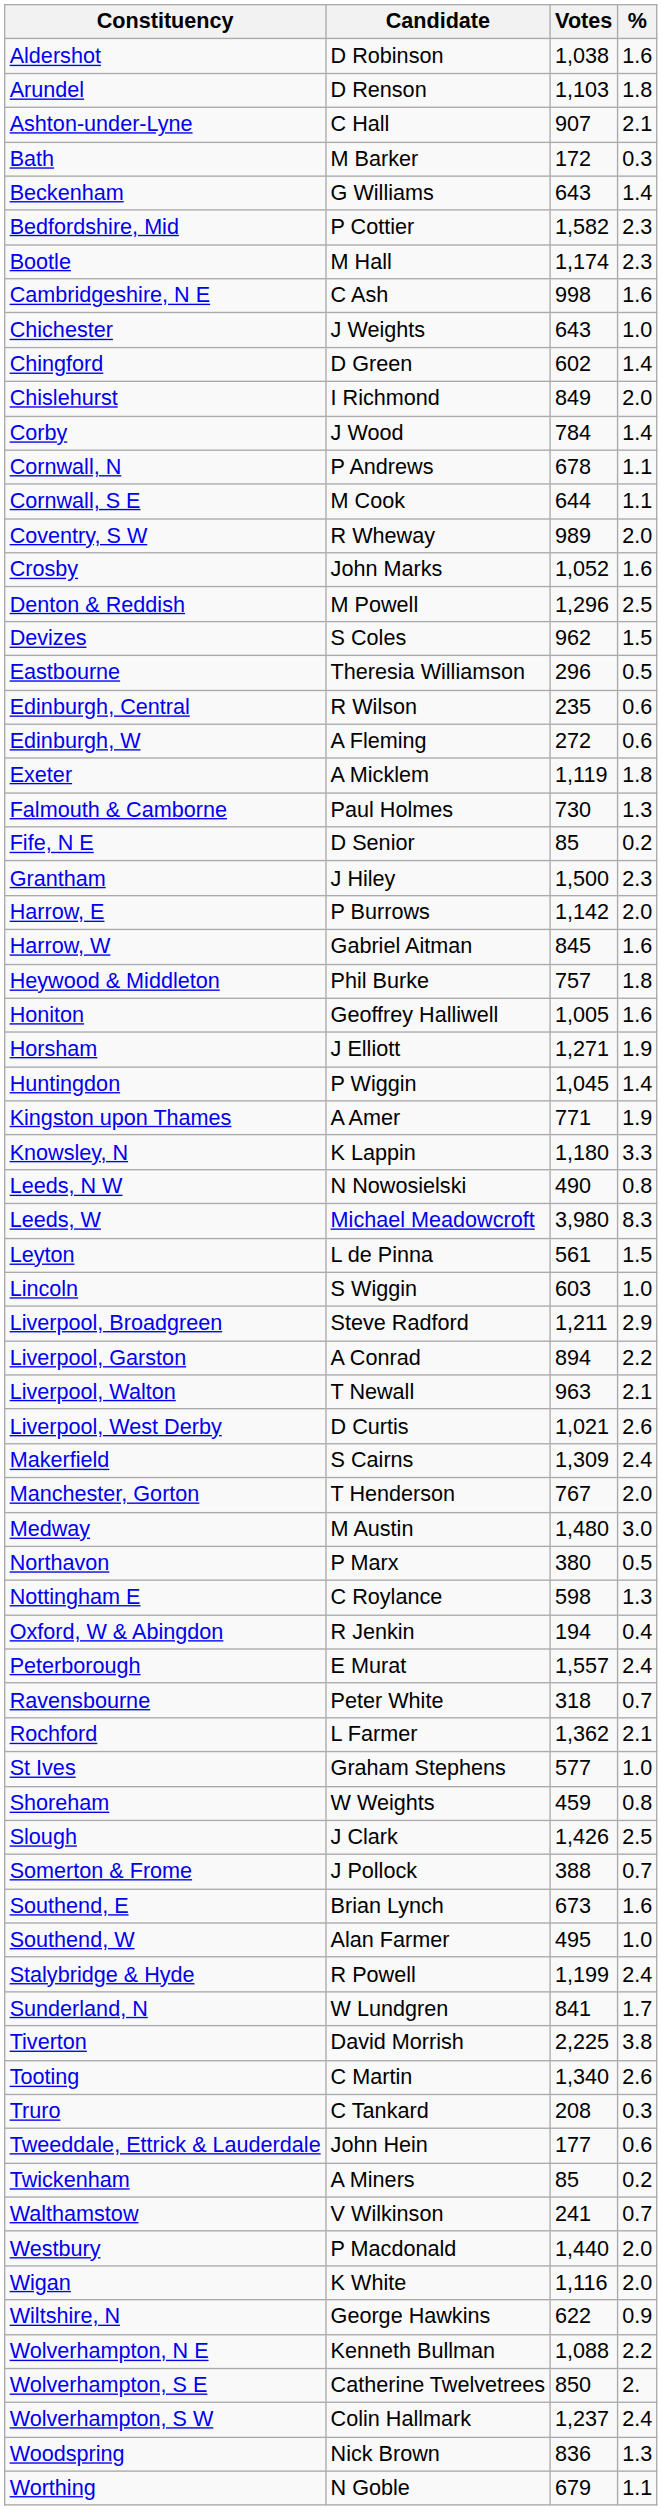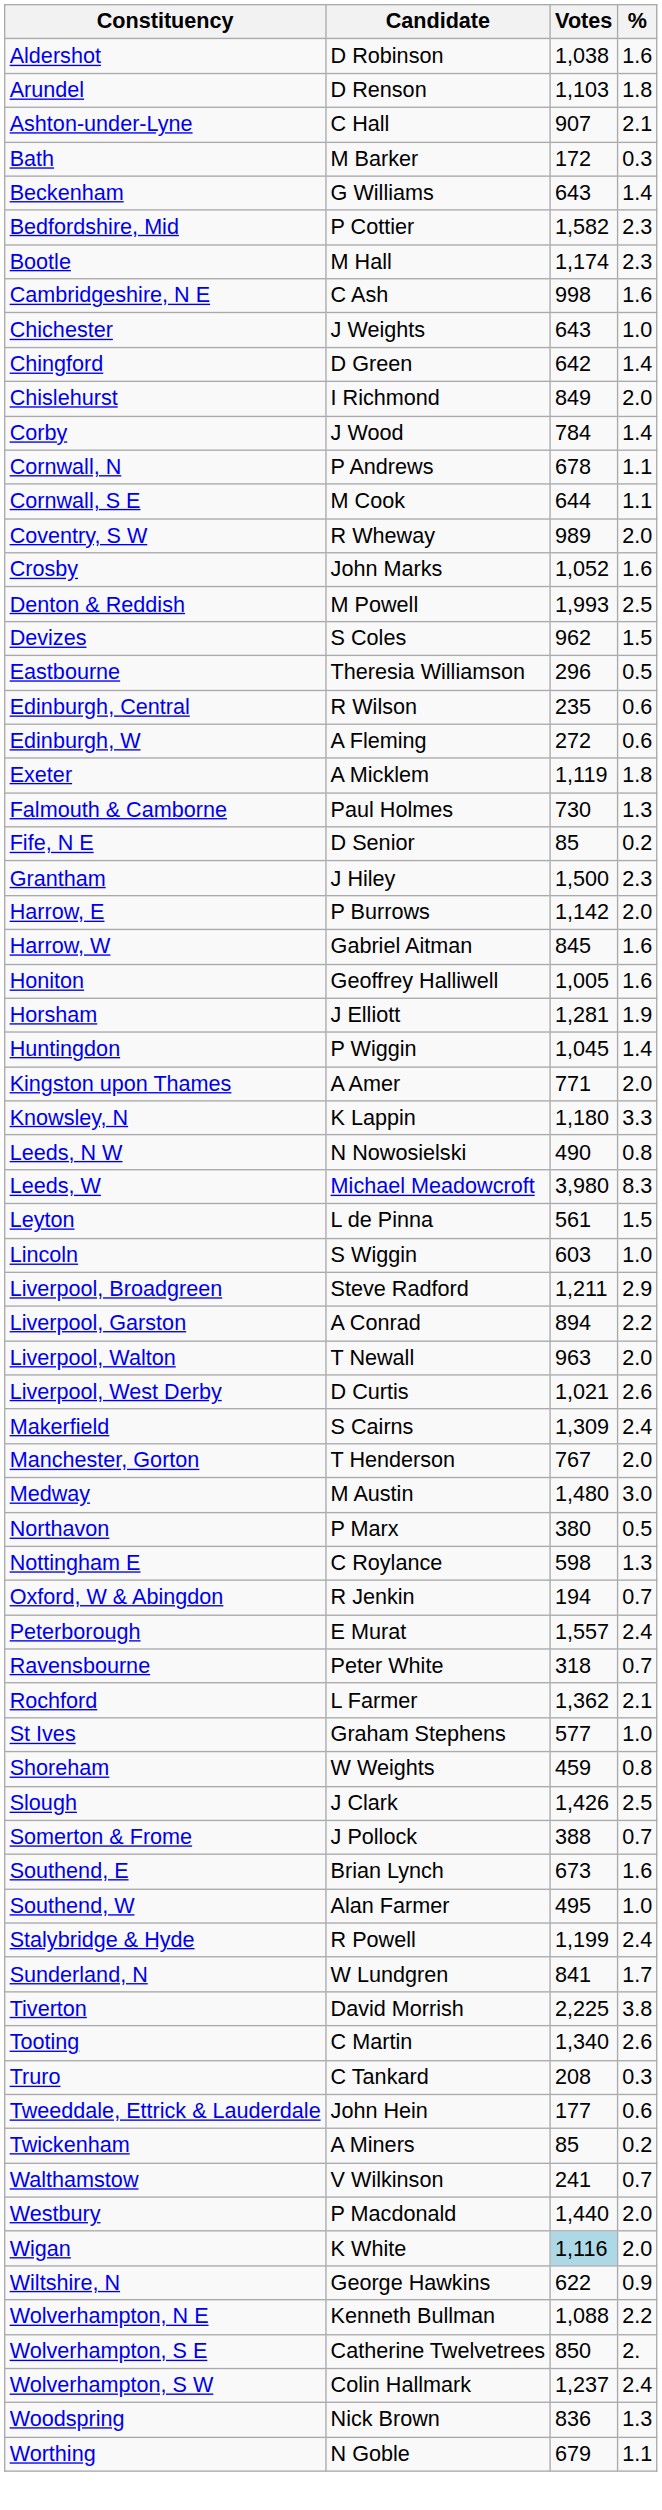(573, 364) 602 -> (573, 364) 642
(582, 603) 1,296 -> (582, 603) 1,993
- row: (115, 980)
(582, 1049) 1,271 -> (582, 1015) 1,281
(637, 1117) 1.9 -> (637, 1083) 2.0
(637, 1391) 2.1 -> (637, 1357) 2.0
(637, 1631) 0.4 -> (637, 1597) 0.7
(581, 2282) no background -> (581, 2248) lightblue background
